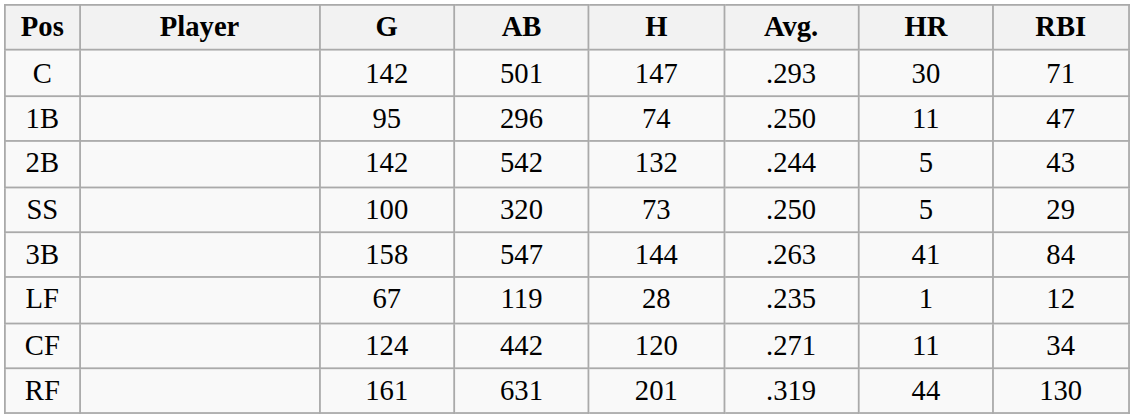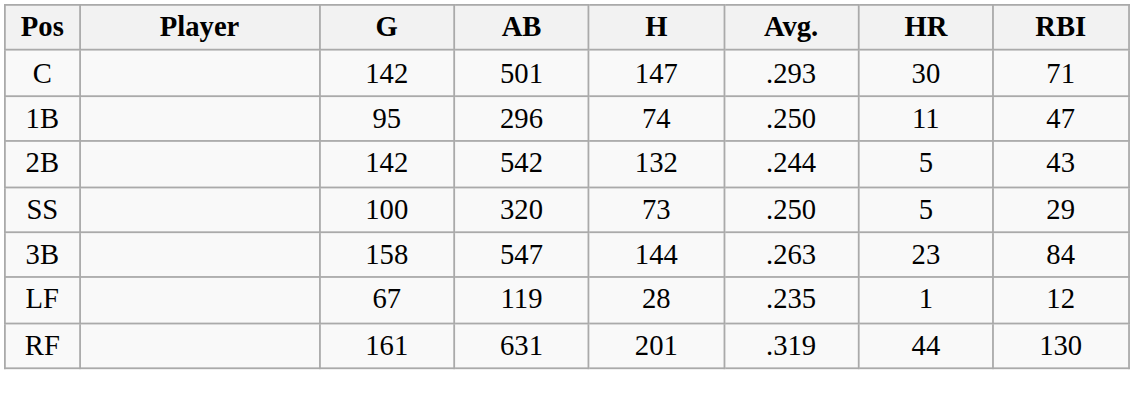(926, 254) 41 -> (926, 254) 23
- row: (42, 345)
